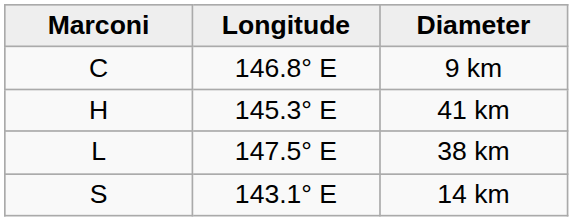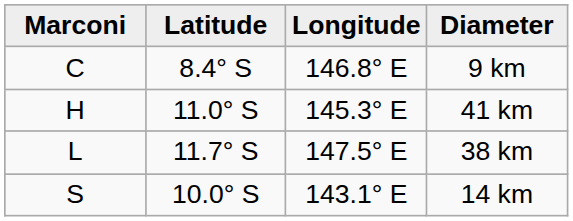+ column: (216, 25)
